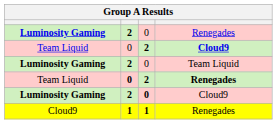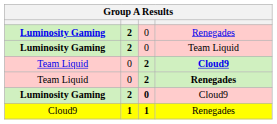rows swapped: (63, 48) <-> (63, 64)
(130, 79) bold -> (130, 79) normal
